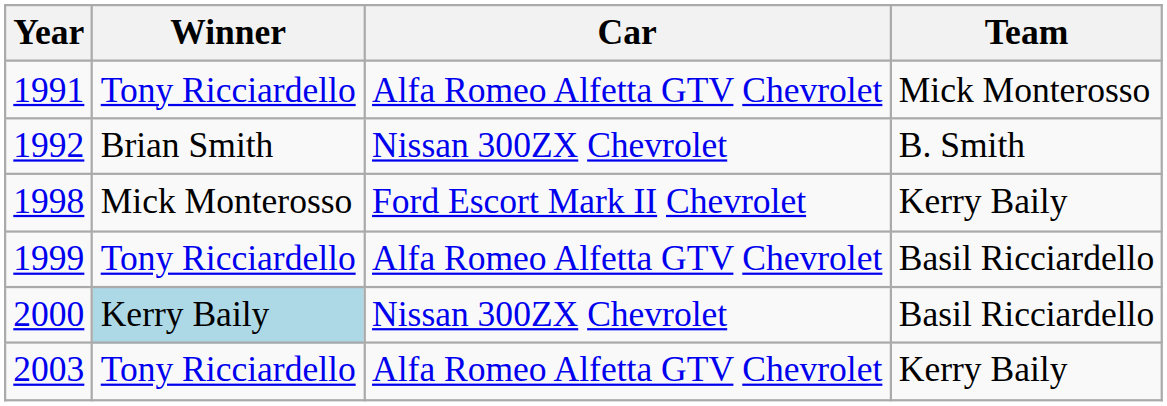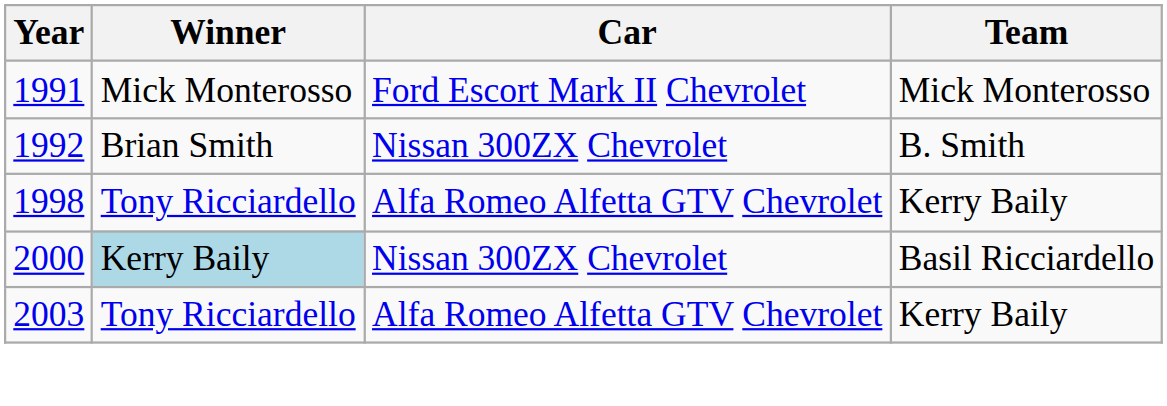(228, 88) Tony Ricciardello -> (227, 88) Mick Monterosso
(627, 88) Alfa Romeo Alfetta GTV Chevrolet -> (589, 88) Ford Escort Mark II Chevrolet
(227, 201) Mick Monterosso -> (228, 201) Tony Ricciardello
(589, 201) Ford Escort Mark II Chevrolet -> (627, 201) Alfa Romeo Alfetta GTV Chevrolet
- row: (49, 257)
